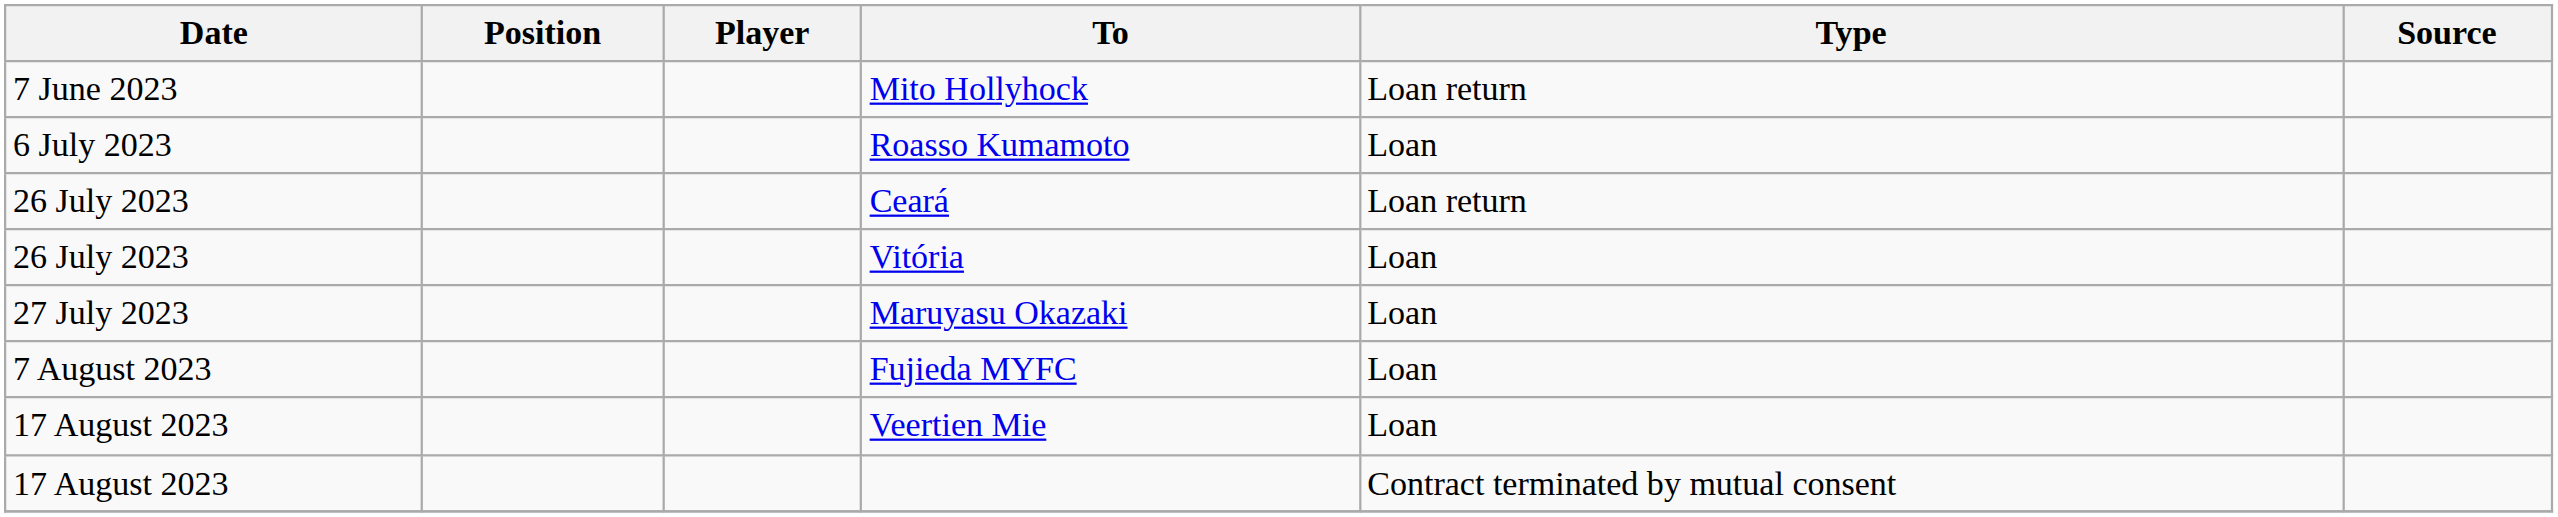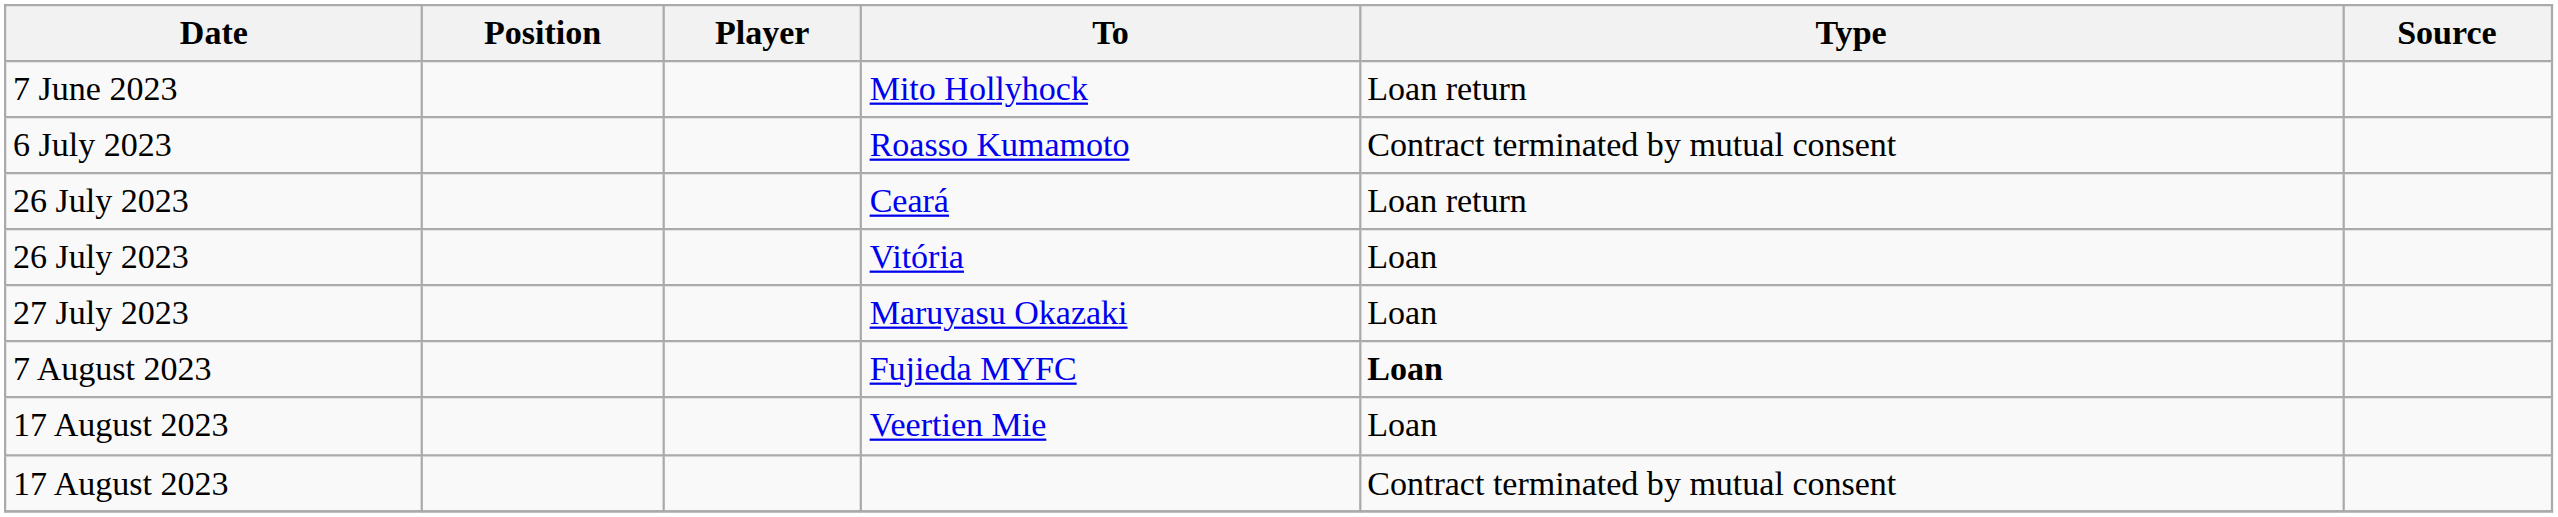(1402, 145) Loan -> (1632, 145) Contract terminated by mutual consent
(1402, 369) normal -> (1405, 369) bold
